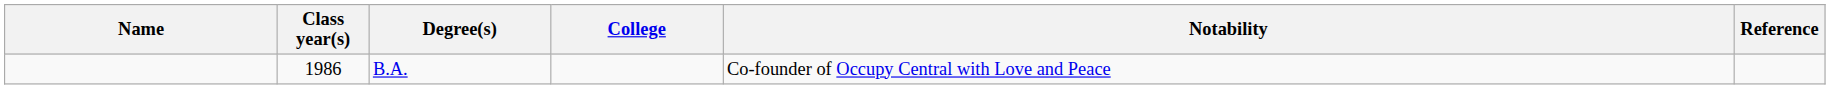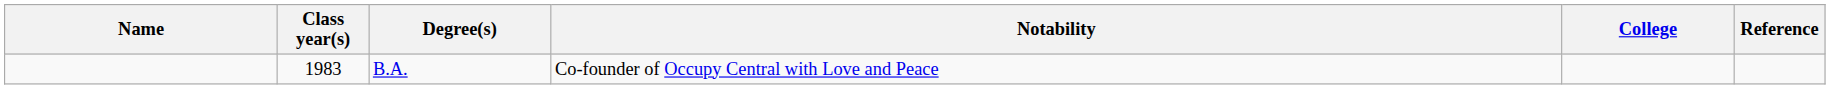columns swapped: (637, 29) <-> (1228, 29)
(323, 68) 1986 -> (323, 68) 1983
